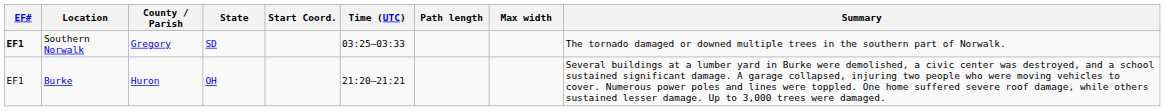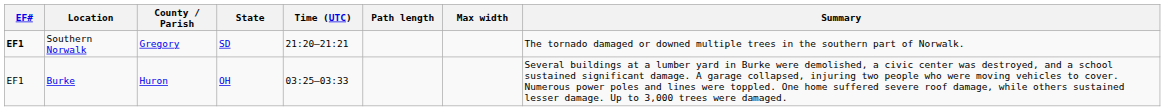- column: (303, 18)
(373, 44) 03:25–03:33 -> (317, 44) 21:20–21:21
(373, 81) 21:20–21:21 -> (317, 81) 03:25–03:33
